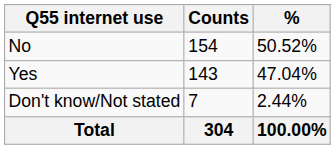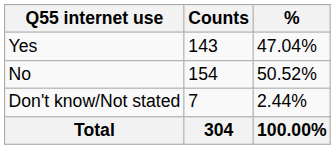rows swapped: (23, 74) <-> (20, 46)
